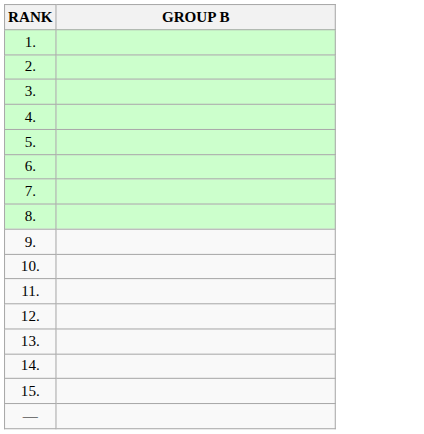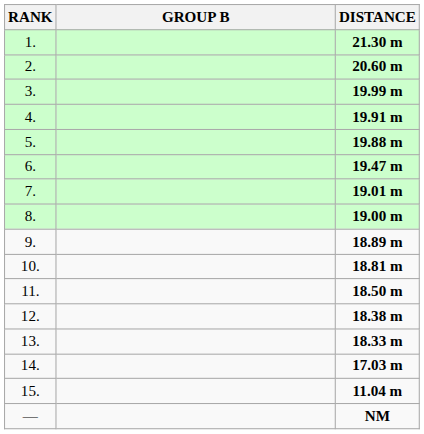+ column: (377, 17)
